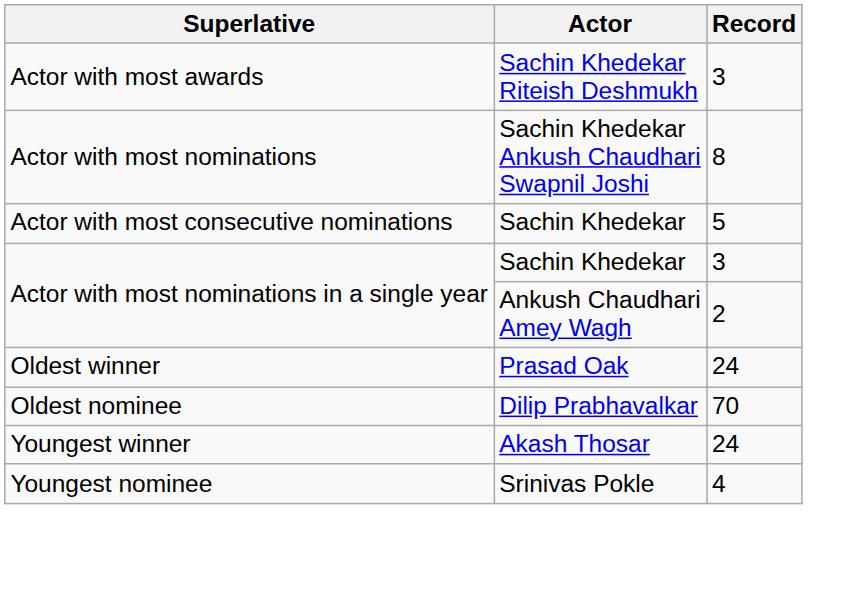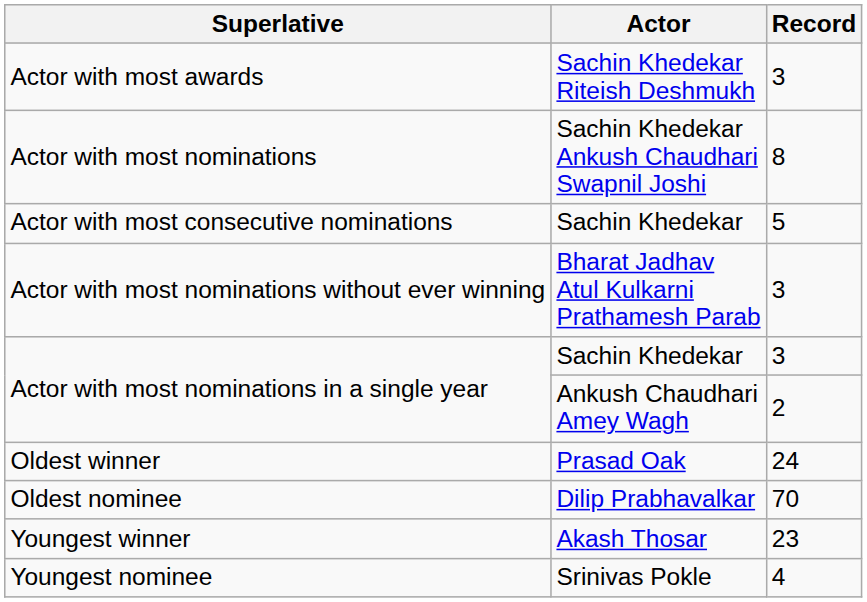+ row: (278, 289)
(726, 444) 24 -> (785, 538) 23
